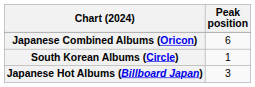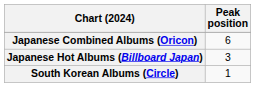rows swapped: (105, 73) <-> (105, 57)
